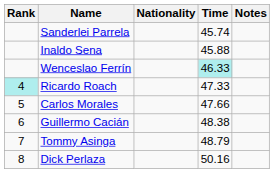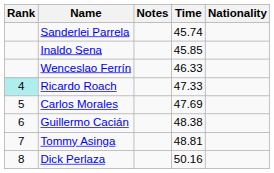columns swapped: (166, 13) <-> (251, 13)
(215, 50) 45.88 -> (188, 50) 45.85
(215, 68) paleturquoise background -> (188, 68) no background
(215, 104) 47.66 -> (188, 104) 47.69
(215, 141) 48.79 -> (188, 141) 48.81
